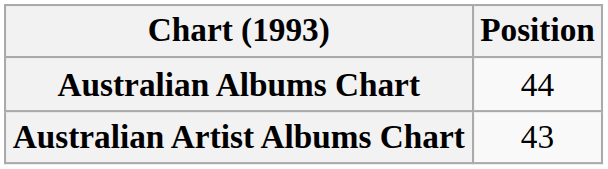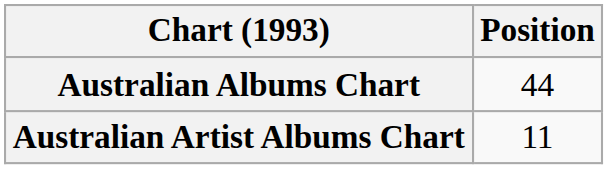(537, 136) 43 -> (537, 136) 11
